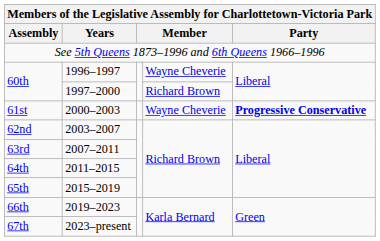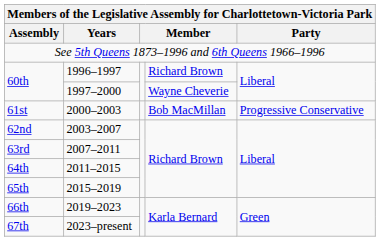(186, 71) Wayne Cheverie -> (185, 71) Richard Brown
(183, 91) Richard Brown -> (188, 91) Wayne Cheverie
(186, 110) Wayne Cheverie -> (187, 110) Bob MacMillan
(301, 110) bold -> (302, 110) normal
